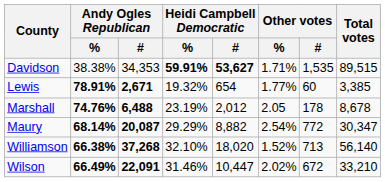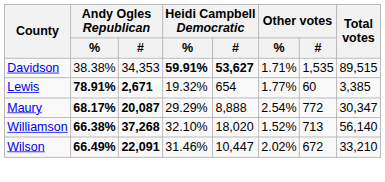- row: (31, 107)
(95, 127) 68.14% -> (95, 107) 68.17%
(231, 127) 8,882 -> (231, 107) 8,888
